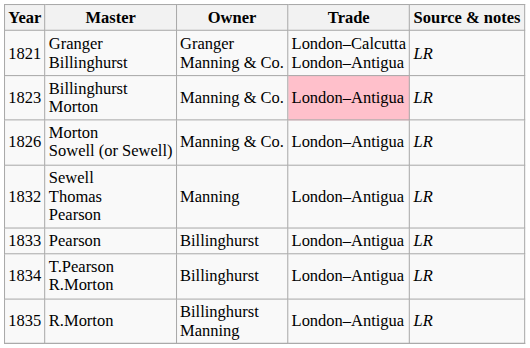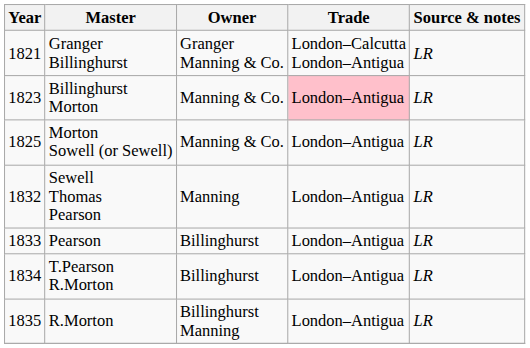(25, 142) 1826 -> (25, 142) 1825
